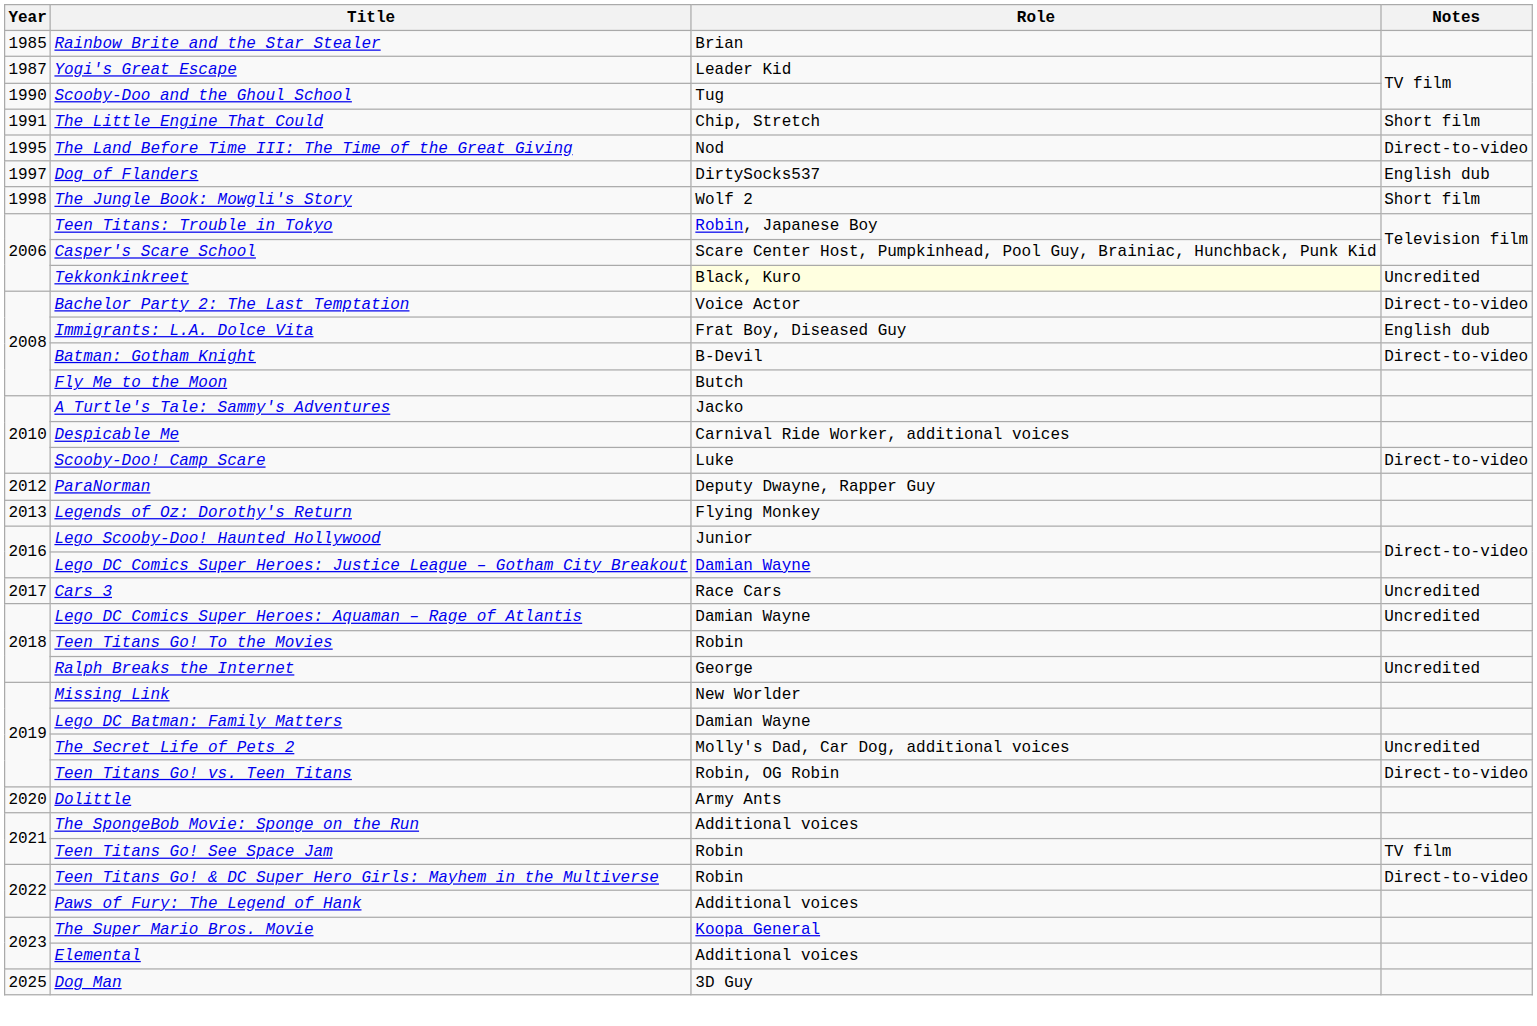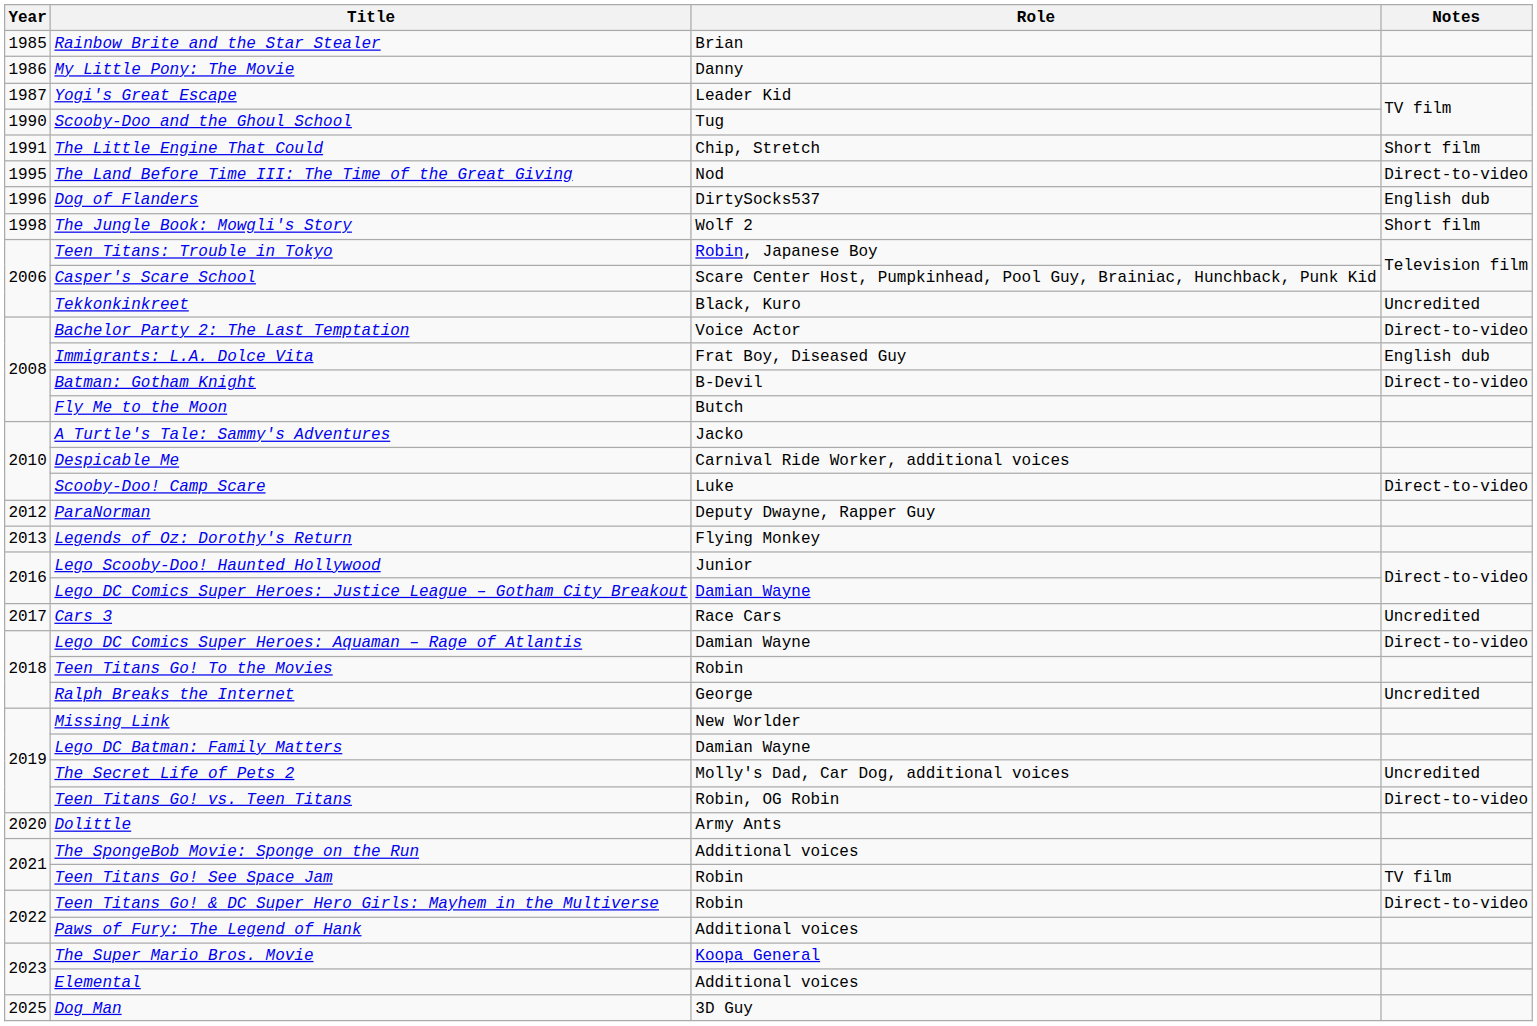+ row: (174, 70)
(28, 174) 1997 -> (28, 200) 1996
(748, 278) lightyellow background -> (748, 304) no background
(1432, 617) Uncredited -> (1456, 643) Direct-to-video
